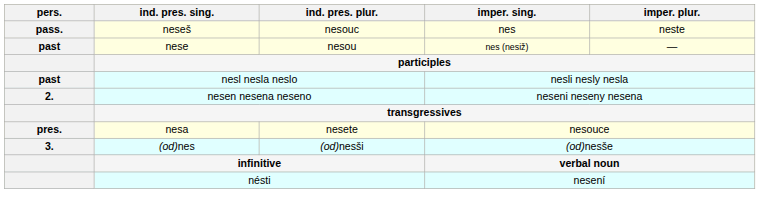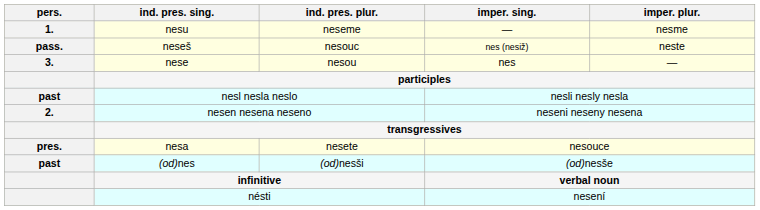+ row: (177, 29)
(507, 29) nes -> (507, 47) nes (nesiž)
(49, 46) past -> (49, 63) 3.
(507, 47) nes (nesiž) -> (507, 63) nes
(49, 146) 3. -> (49, 163) past
